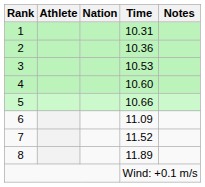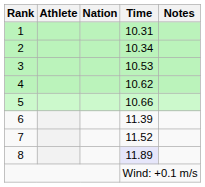(139, 48) 10.36 -> (139, 48) 10.34
(139, 84) 10.60 -> (139, 84) 10.62
(139, 119) 11.09 -> (139, 119) 11.39
(139, 155) no background -> (139, 155) lavender background
